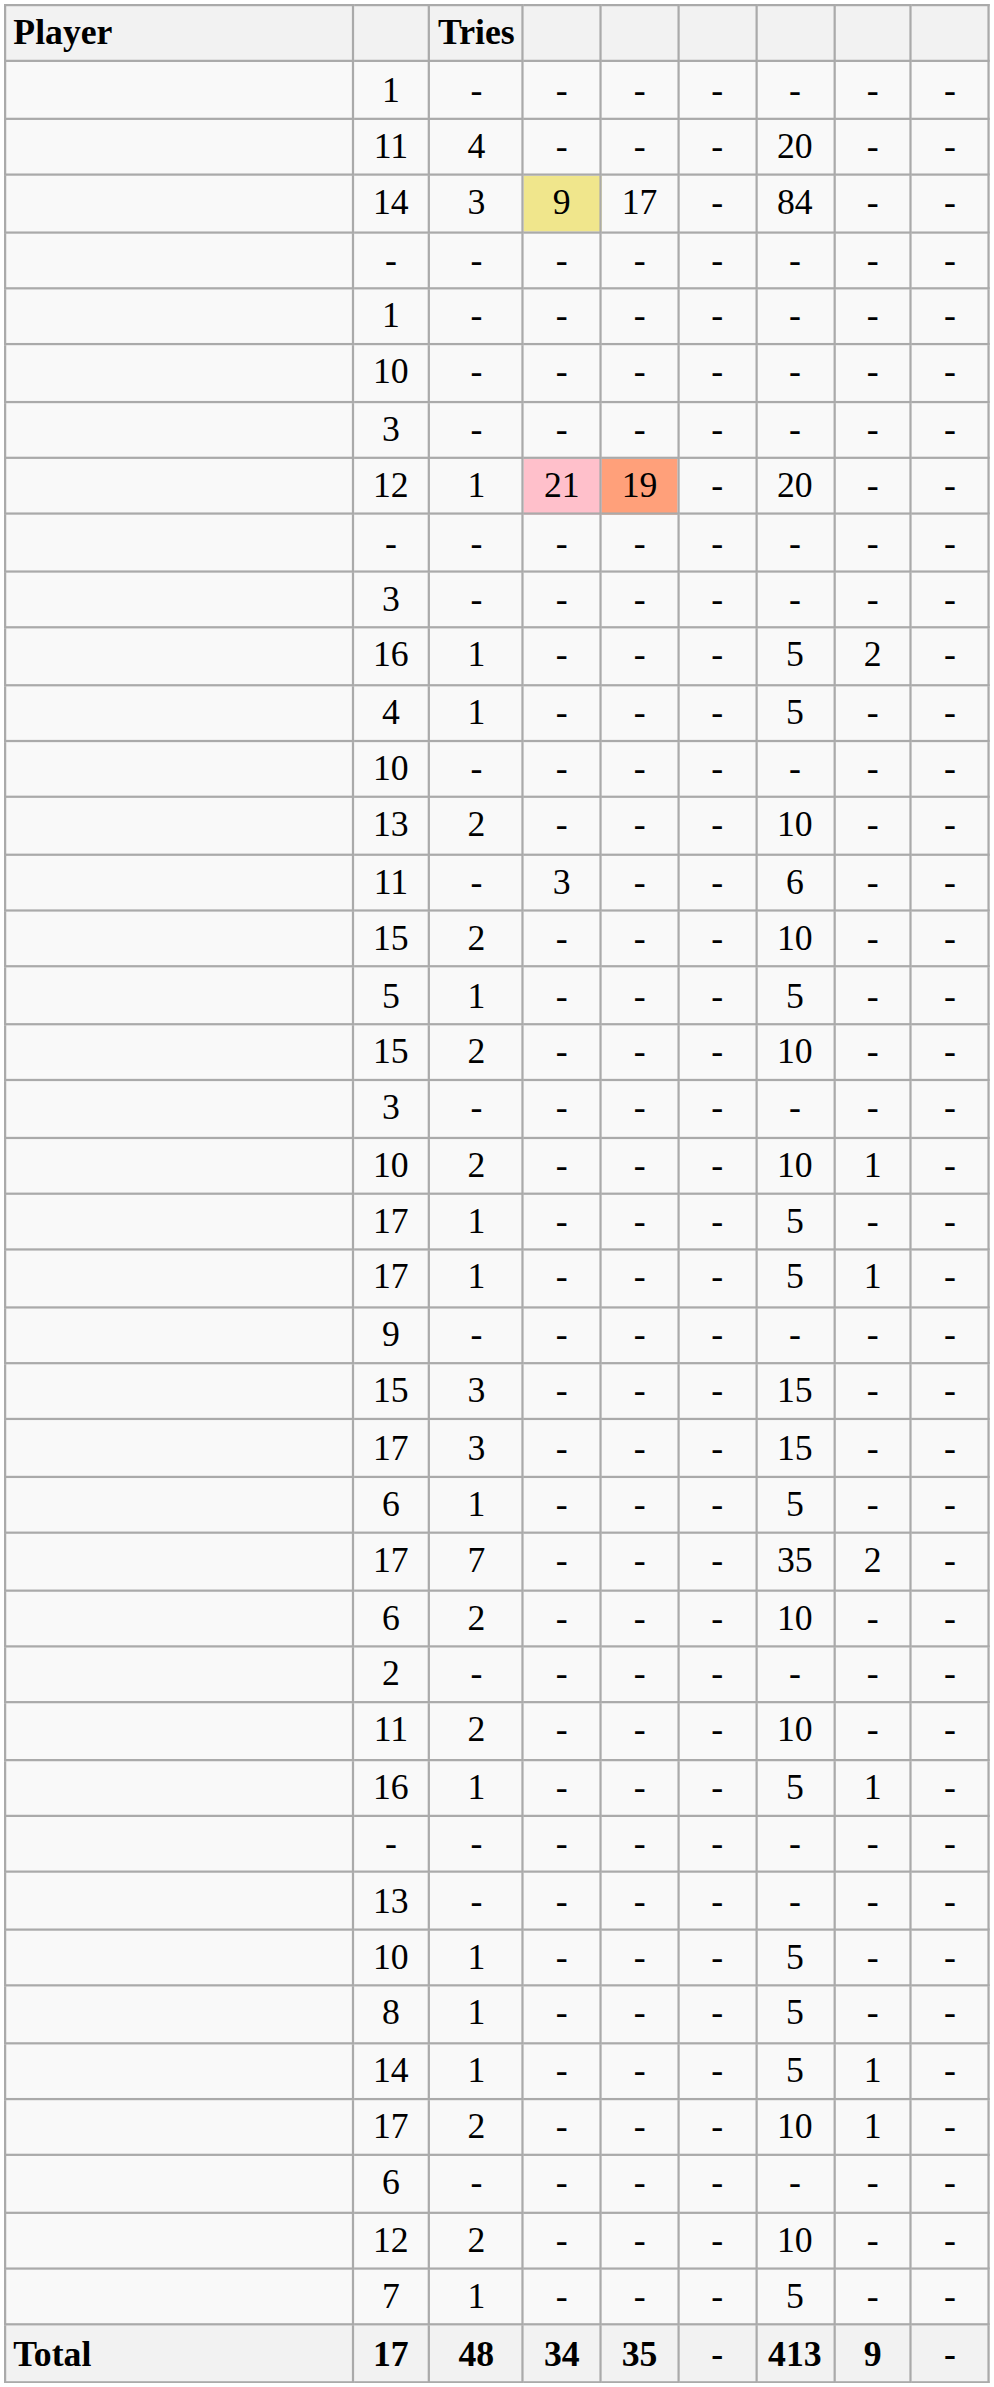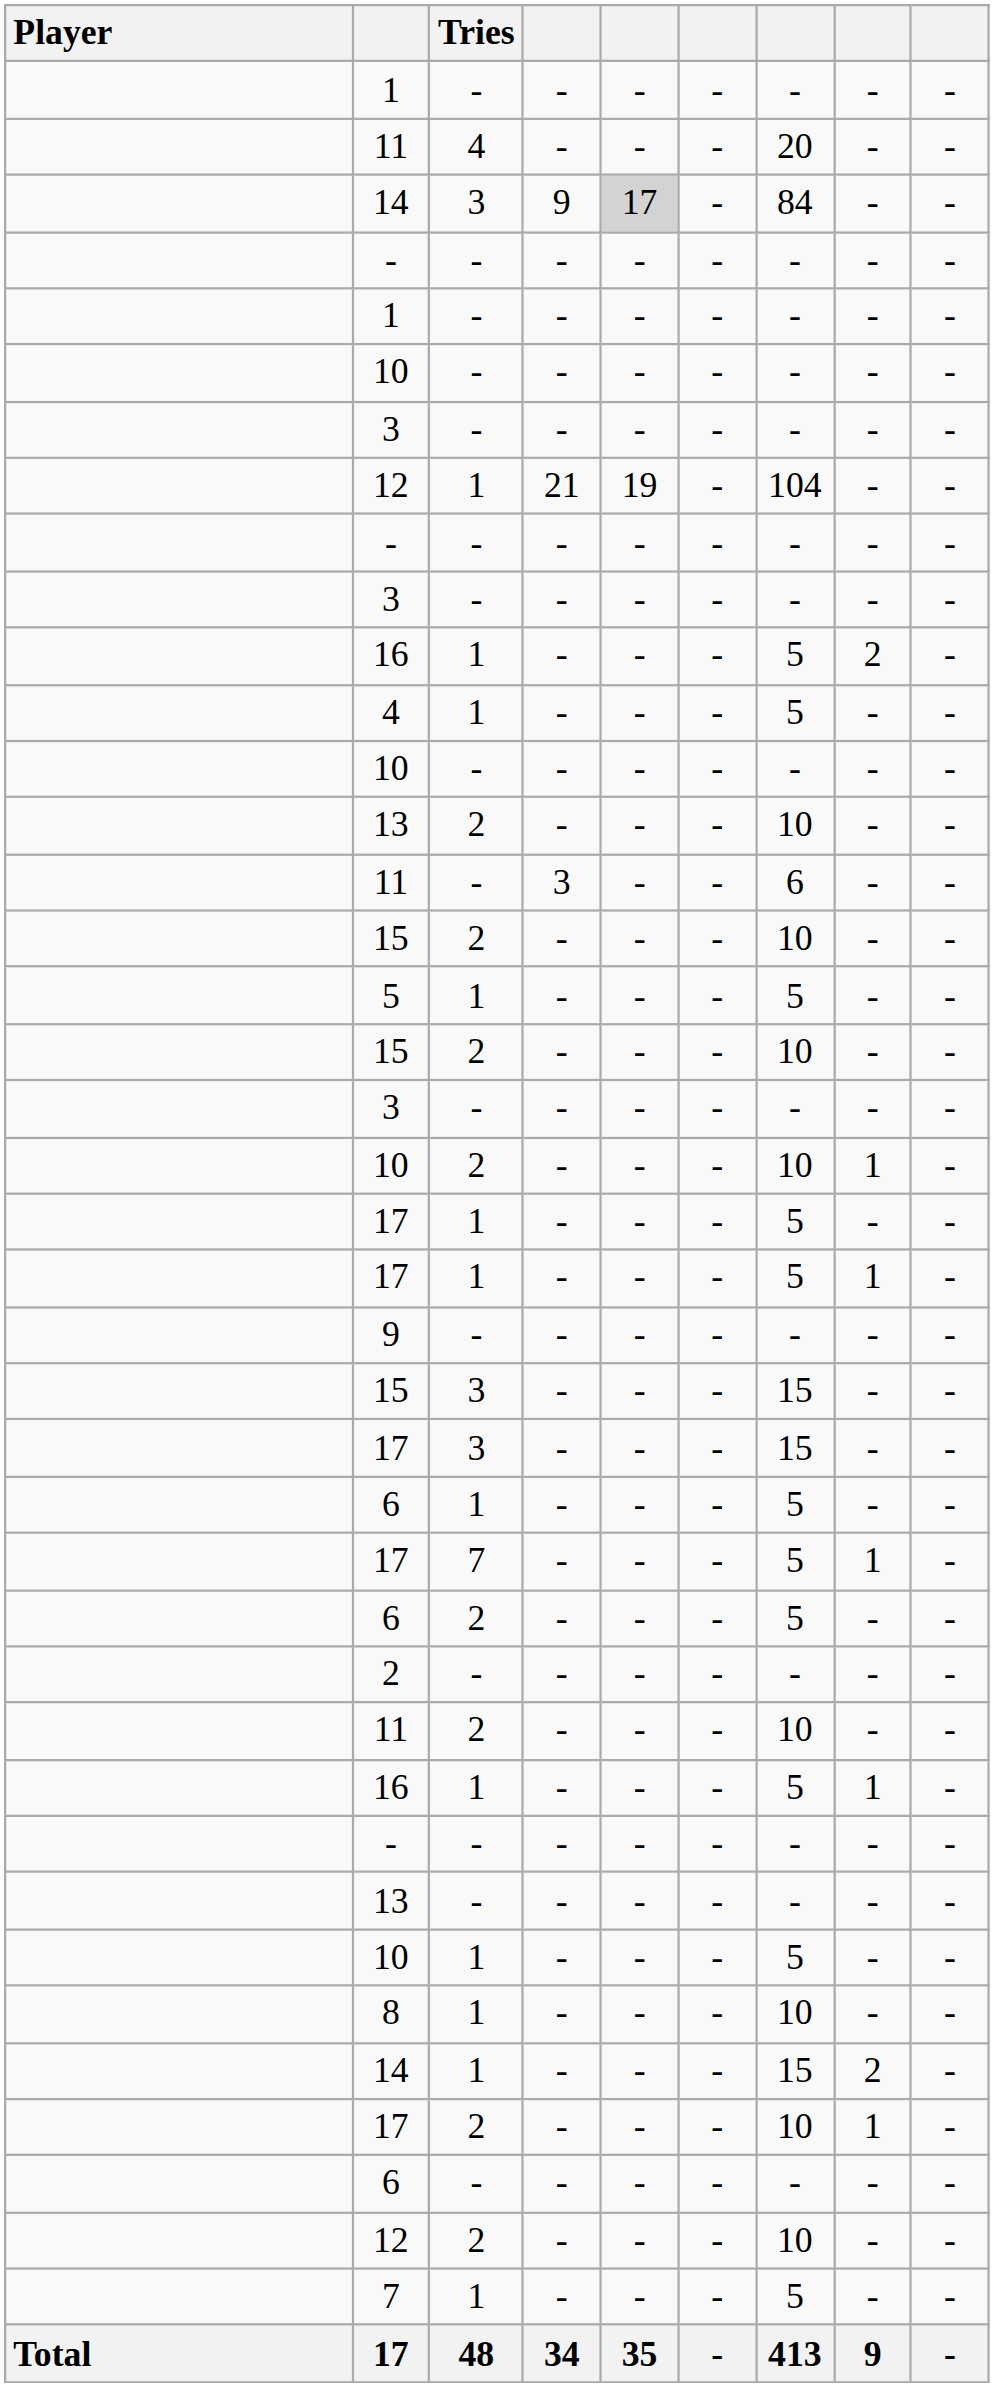(562, 202) khaki background -> (562, 202) no background
(640, 202) no background -> (640, 202) lightgrey background
(562, 485) pink background -> (562, 485) no background
(640, 485) lightsalmon background -> (640, 485) no background
(795, 485) 20 -> (795, 485) 104
(795, 1560) 35 -> (795, 1560) 5
(873, 1560) 2 -> (873, 1560) 1
(795, 1617) 10 -> (795, 1617) 5
(795, 2013) 5 -> (795, 2013) 10
(795, 2069) 5 -> (795, 2069) 15
(873, 2069) 1 -> (873, 2069) 2
